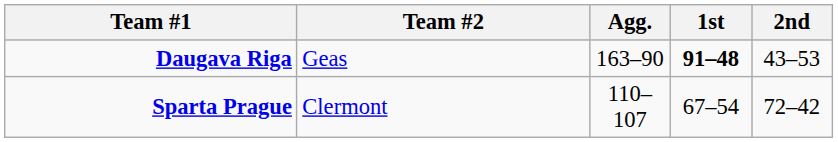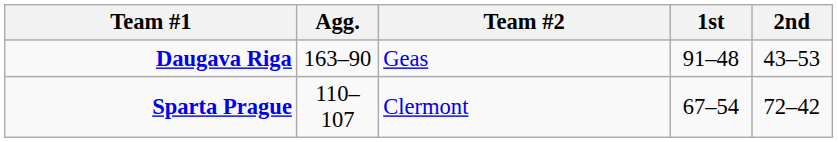columns swapped: (630, 22) <-> (443, 22)
(711, 58) bold -> (711, 58) normal
